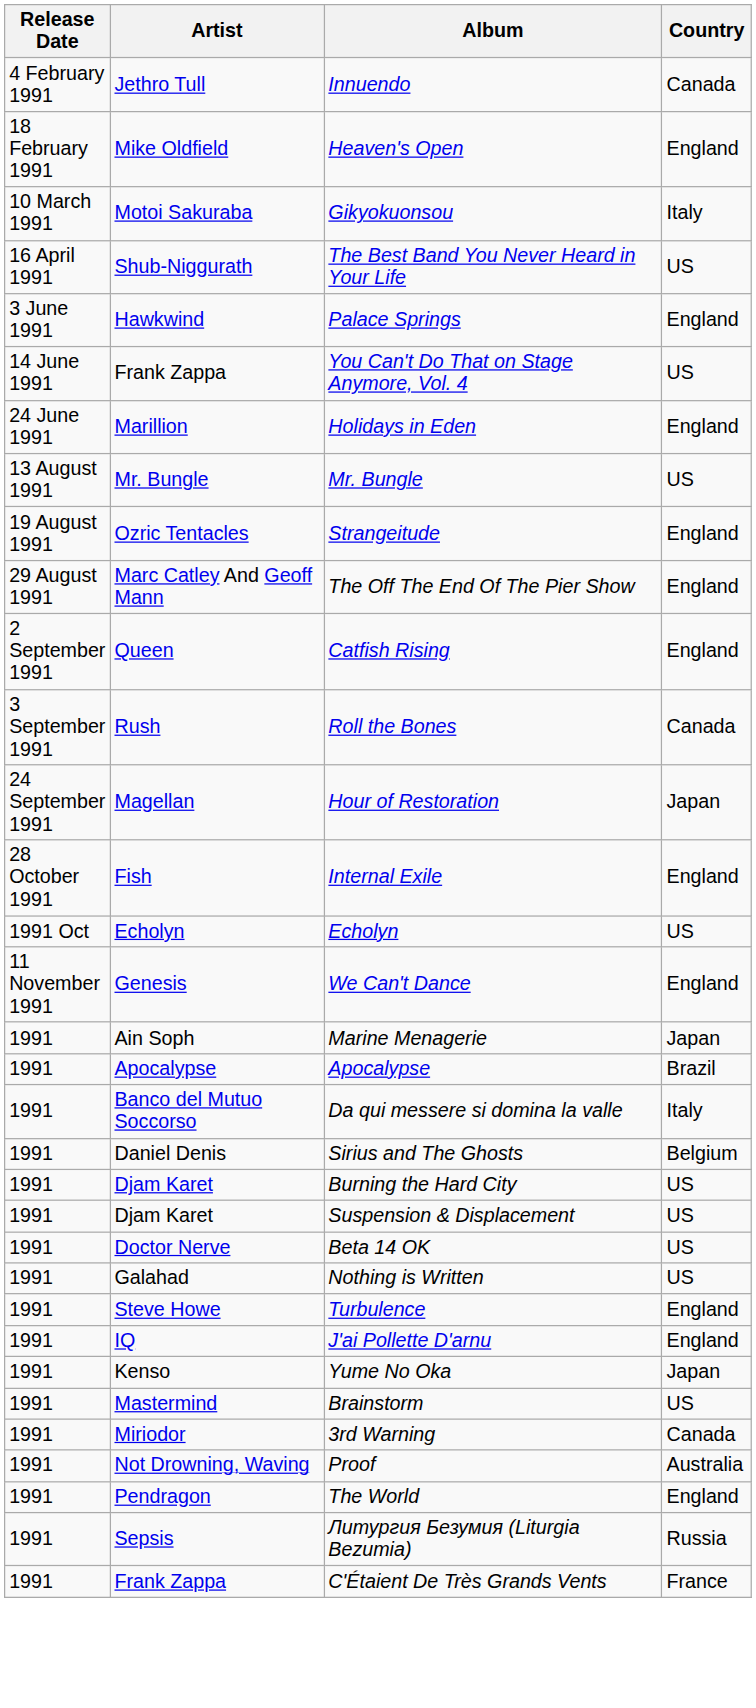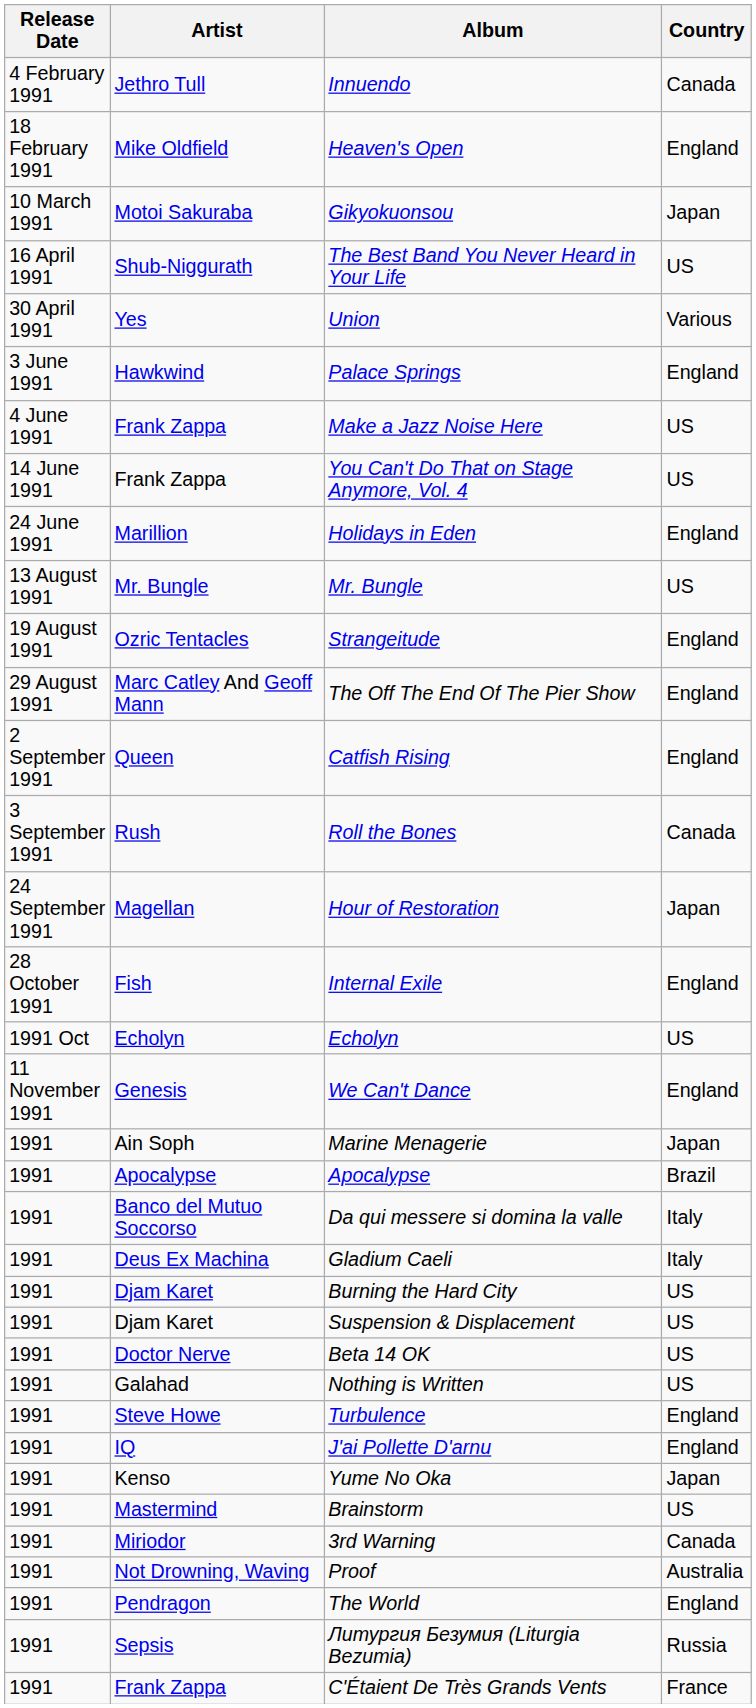(685, 213) Italy -> (693, 213) Japan
+ row: (354, 320)
+ row: (436, 426)
- row: (426, 1153)
+ row: (390, 1260)
